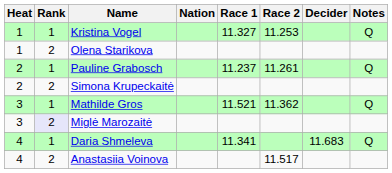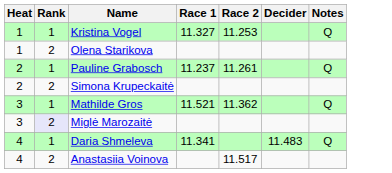- column: (197, 13)
(326, 141) 11.683 -> (285, 141) 11.483
